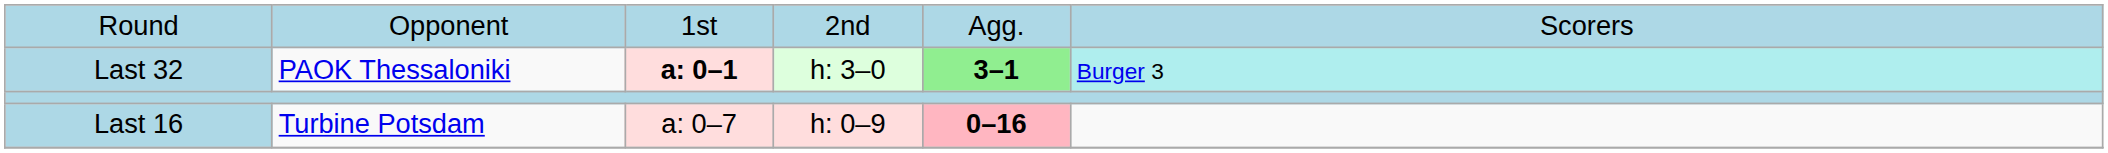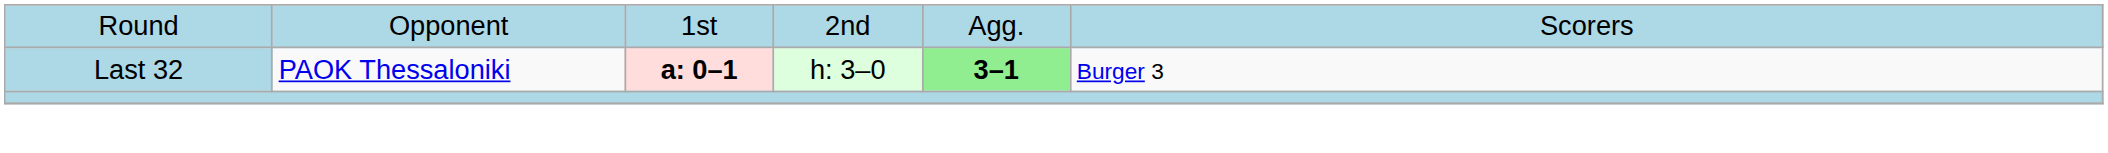(1120, 70) paleturquoise background -> (1120, 70) no background
- row: (139, 124)
